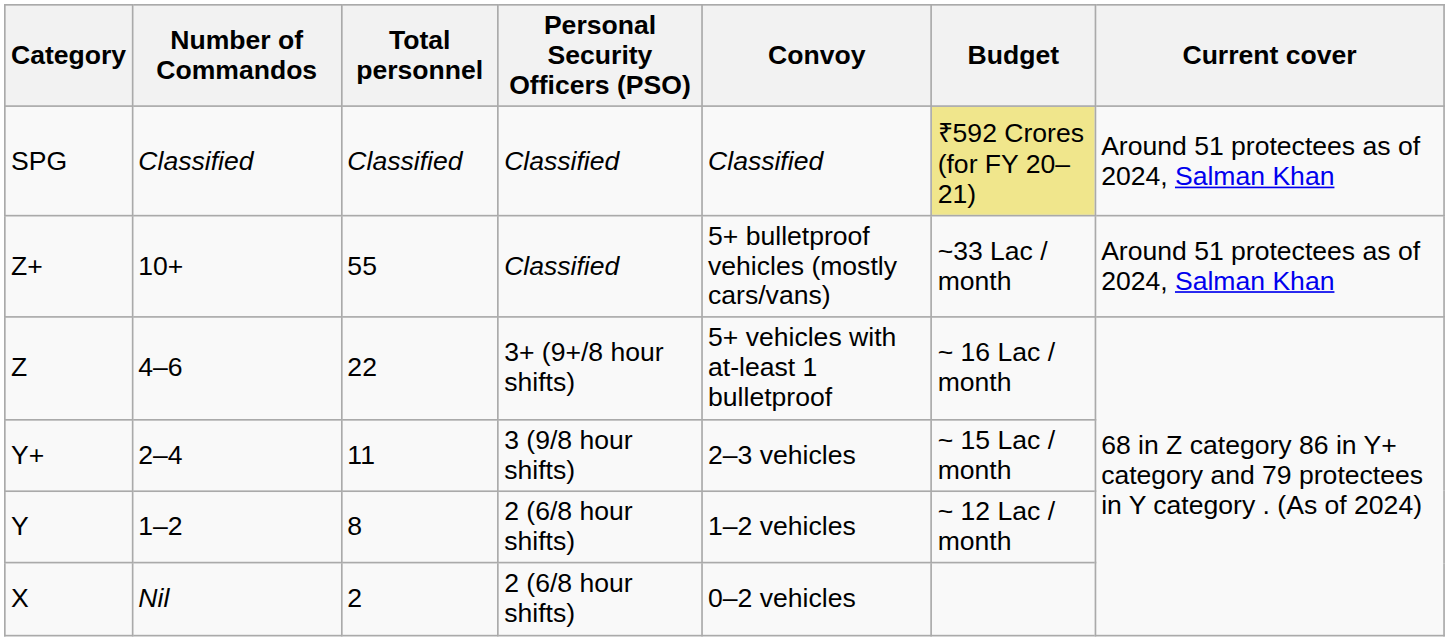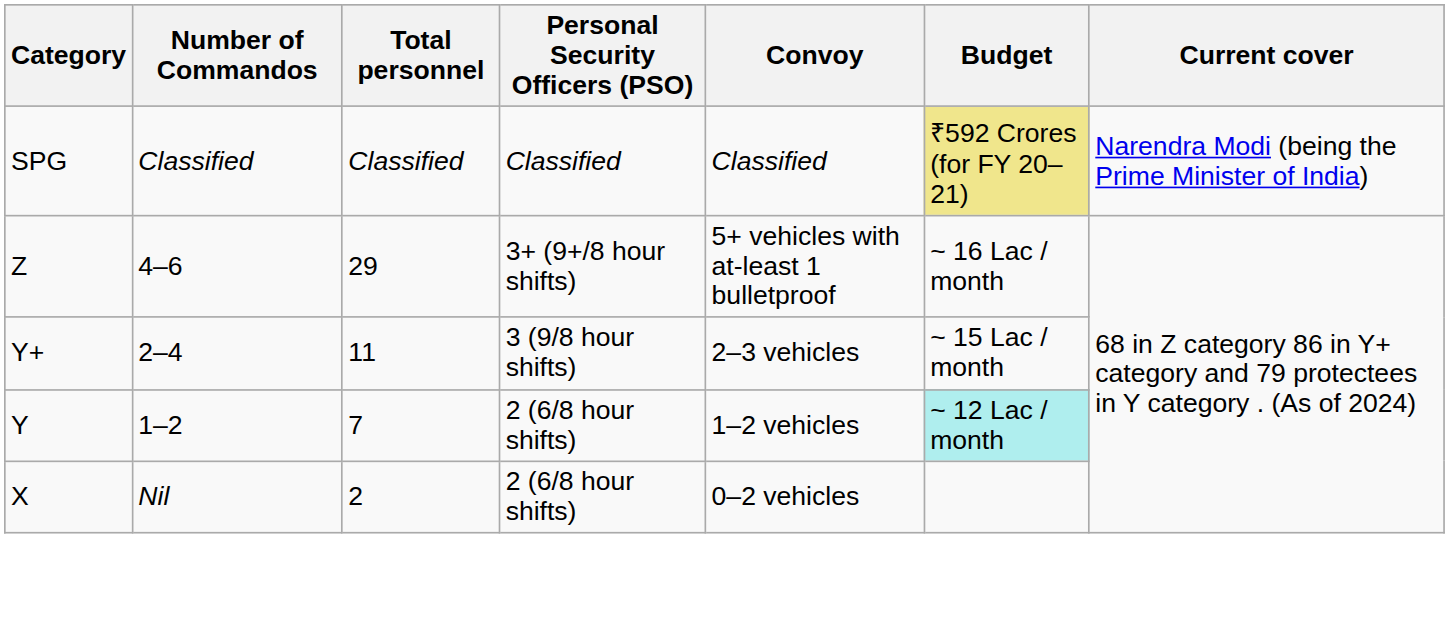(1261, 160) Around 51 protectees as of 2024, Salman Khan -> (1246, 160) Narendra Modi (being the Prime Minister of India)
- row: (27, 265)
(362, 367) 22 -> (363, 265) 29
(355, 526) 8 -> (356, 424) 7
(996, 526) no background -> (989, 424) paleturquoise background
